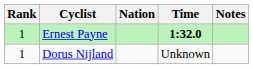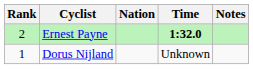(22, 34) 1 -> (22, 34) 2
